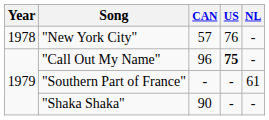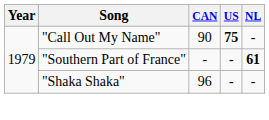- row: (90, 37)
(205, 59) 96 -> (205, 37) 90
(253, 81) normal -> (253, 59) bold
(205, 103) 90 -> (205, 81) 96
